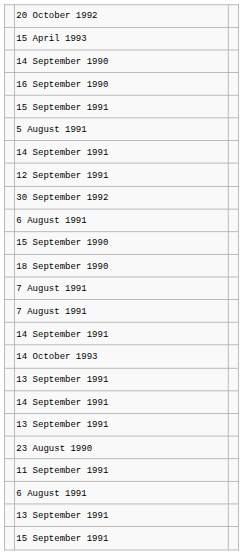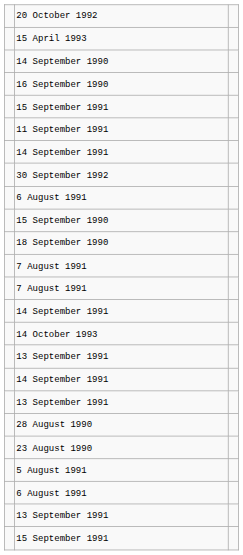rows swapped: (9, 470) <-> (9, 129)
- row: (9, 175)
+ row: (9, 425)
